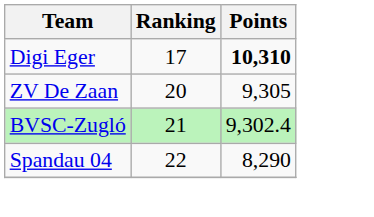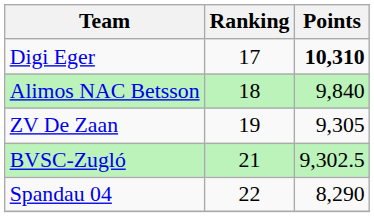+ row: (105, 90)
(176, 90) 20 -> (249, 125) 19
(258, 125) 9,302.4 -> (332, 159) 9,302.5
